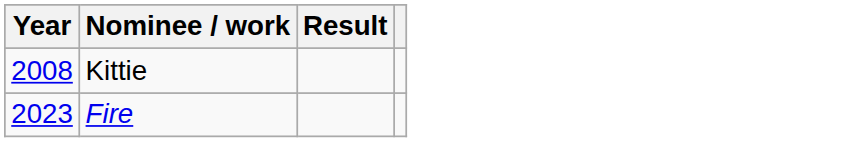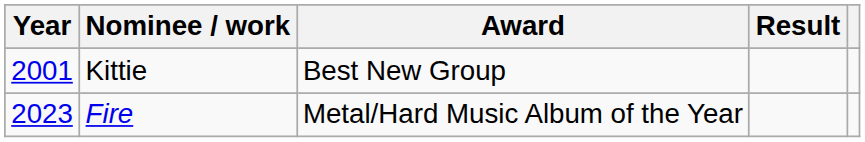+ column: (523, 26)
(42, 70) 2008 -> (42, 70) 2001
